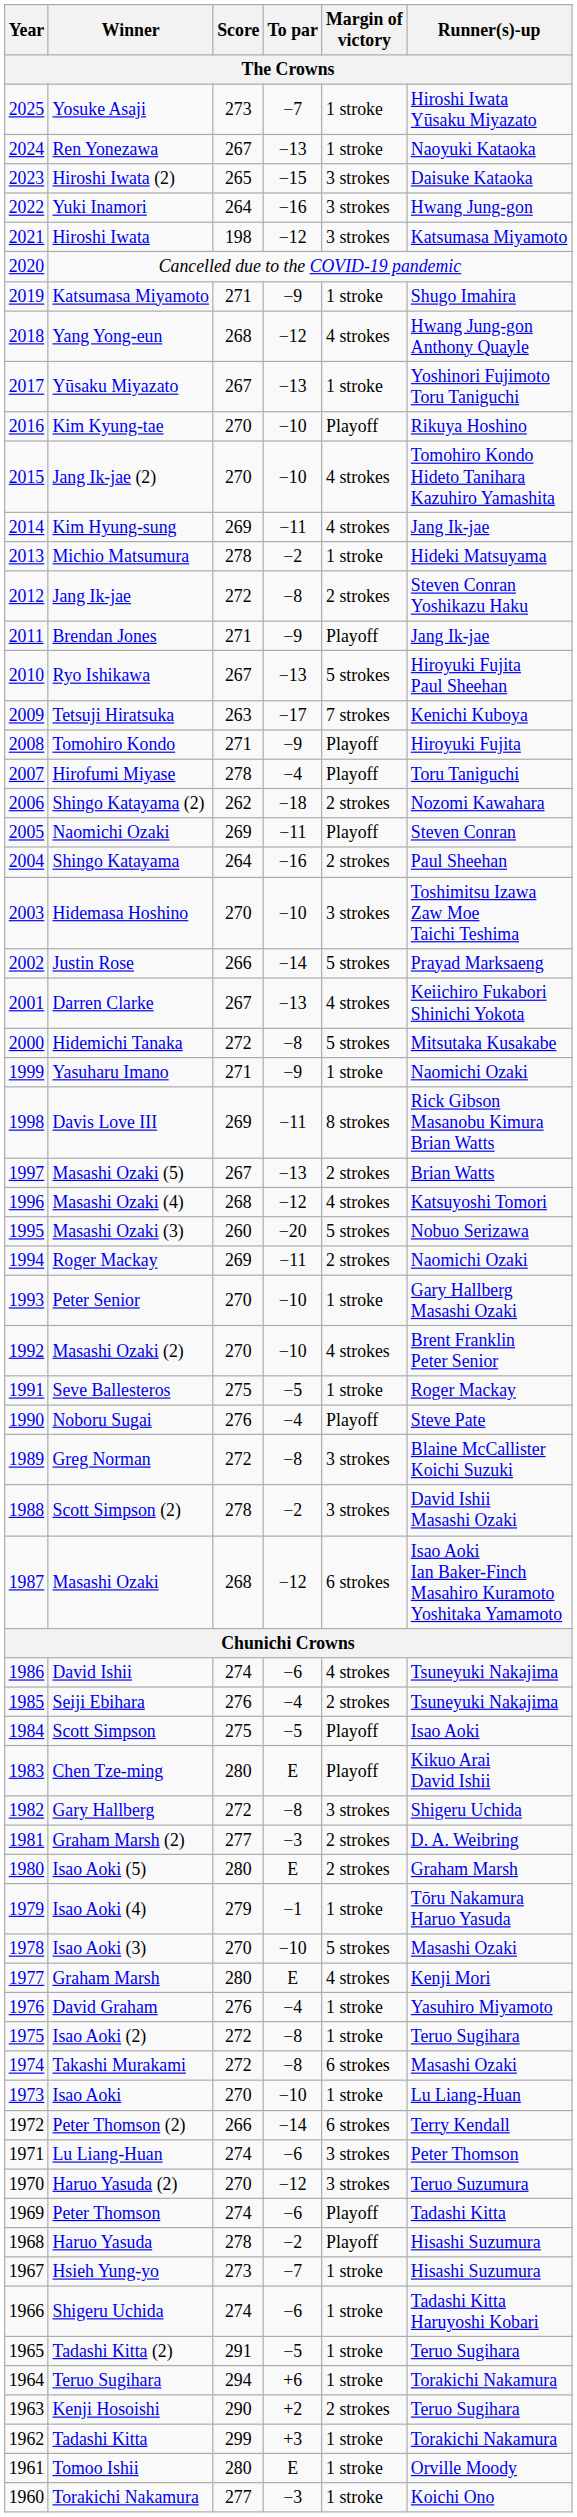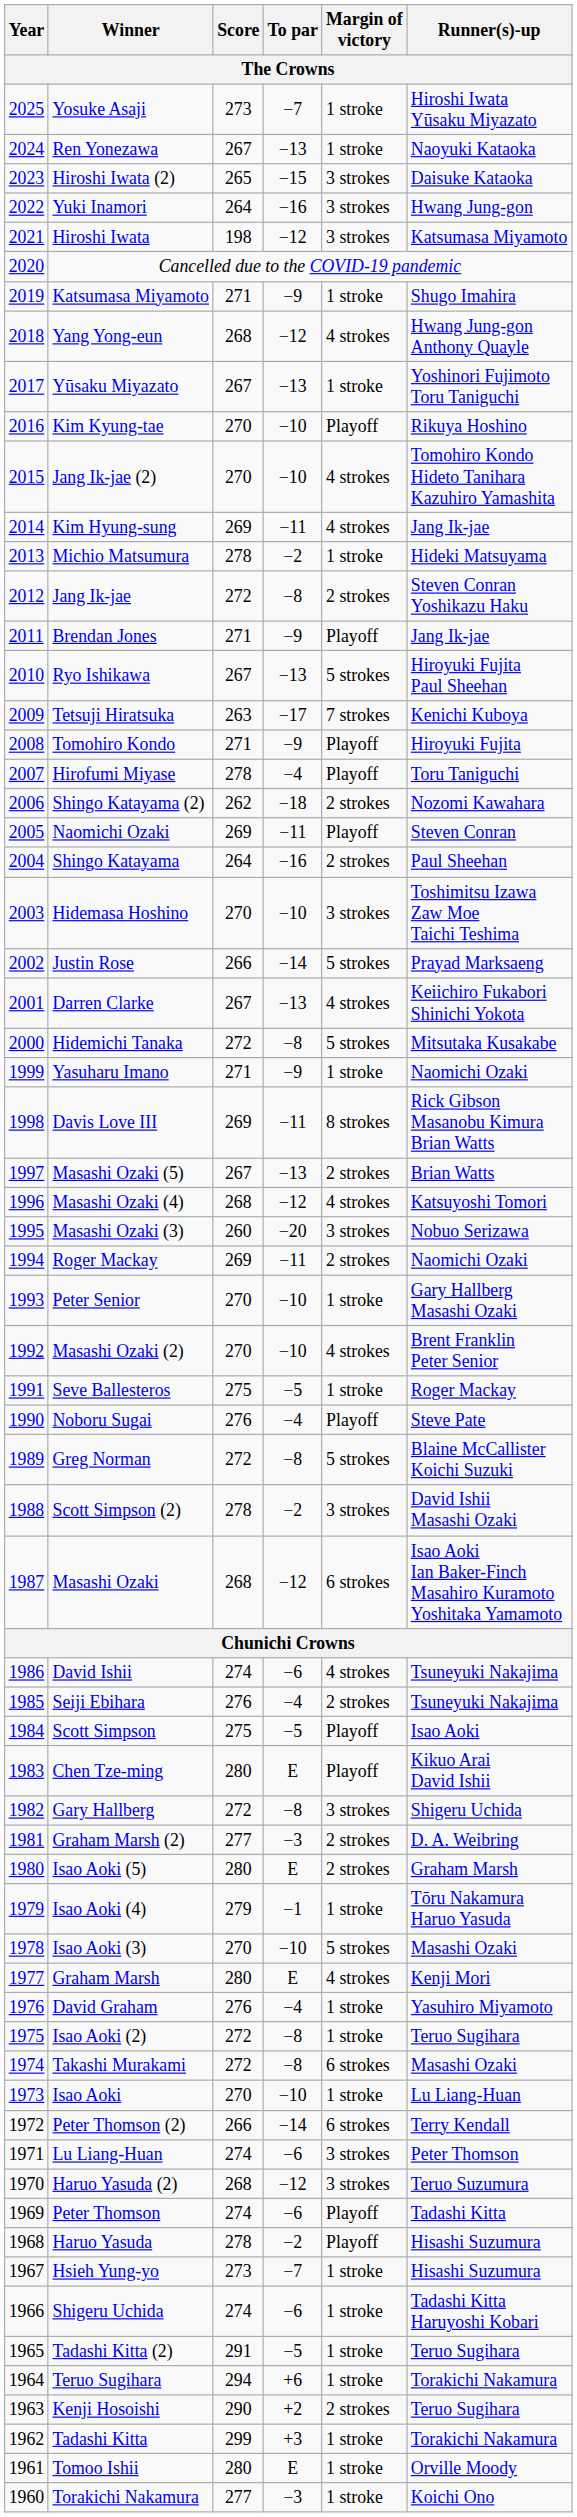(358, 1231) 5 strokes -> (358, 1231) 3 strokes
(358, 1460) 3 strokes -> (358, 1460) 5 strokes
(238, 2183) 270 -> (238, 2183) 268
